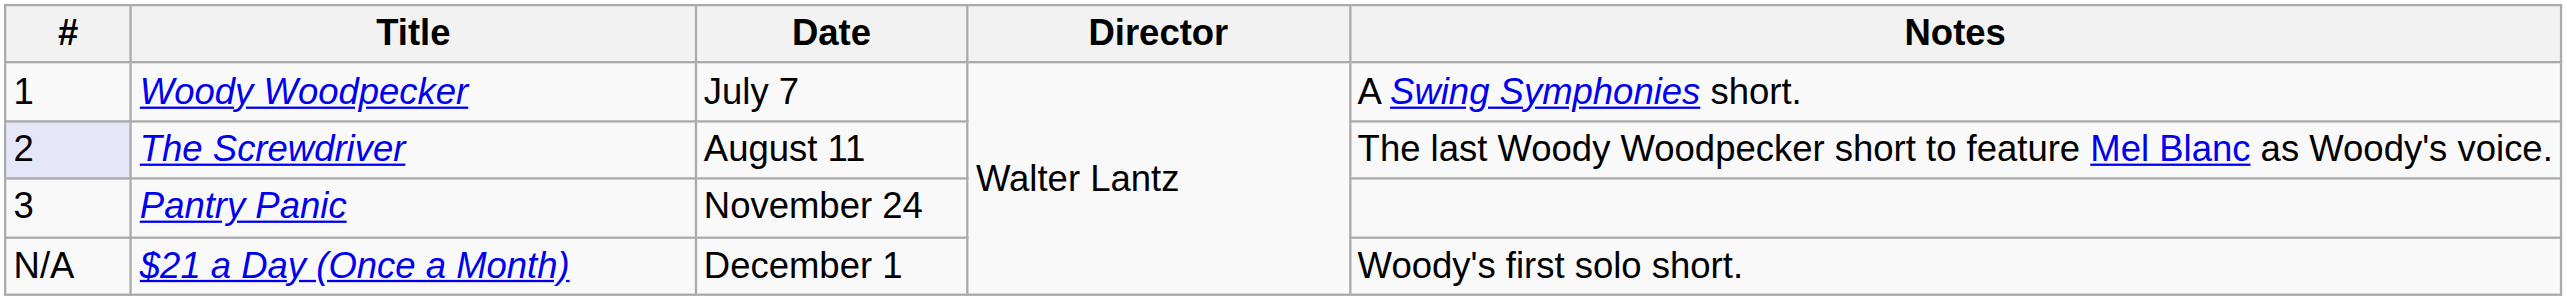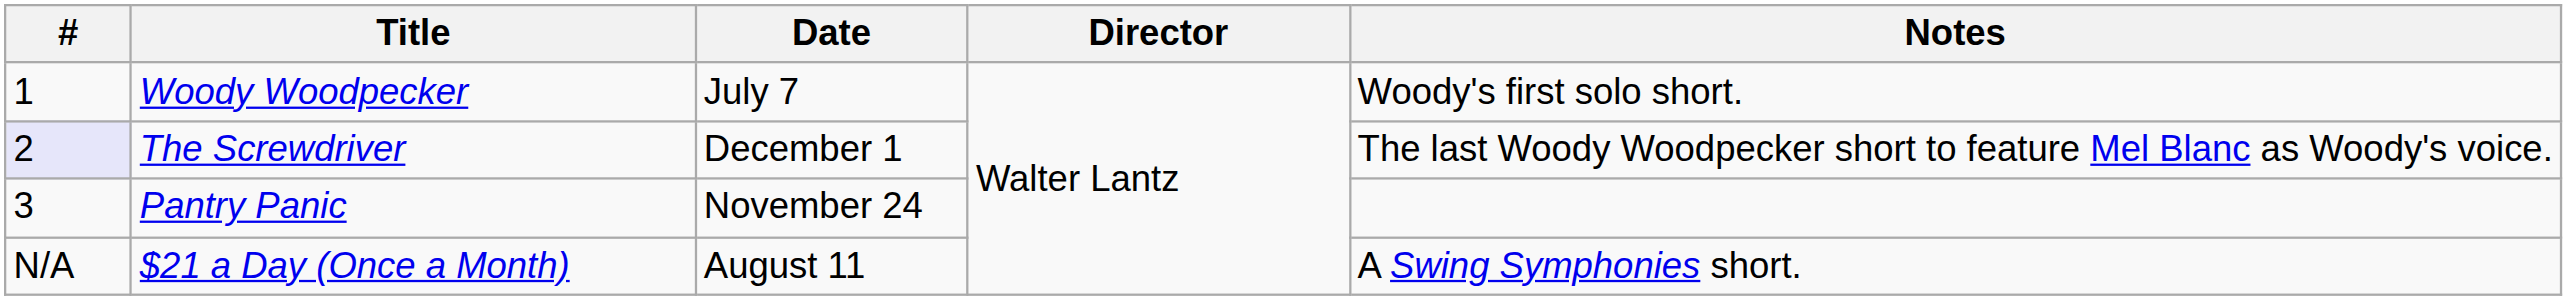(1580, 91) A Swing Symphonies short. -> (1550, 91) Woody's first solo short.
(785, 149) August 11 -> (803, 149) December 1
(803, 264) December 1 -> (785, 264) August 11
(1550, 264) Woody's first solo short. -> (1580, 264) A Swing Symphonies short.
